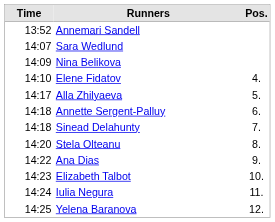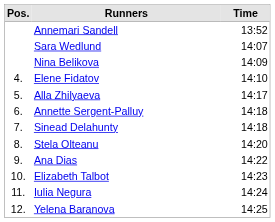columns swapped: (256, 13) <-> (29, 13)
